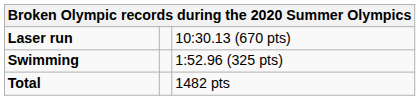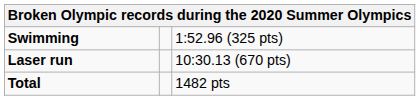rows swapped: (43, 60) <-> (40, 38)
